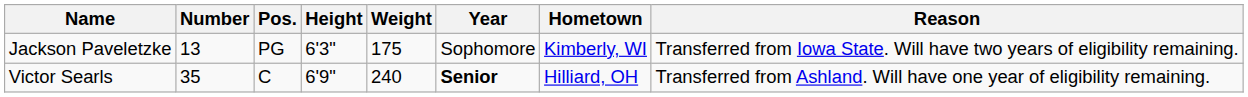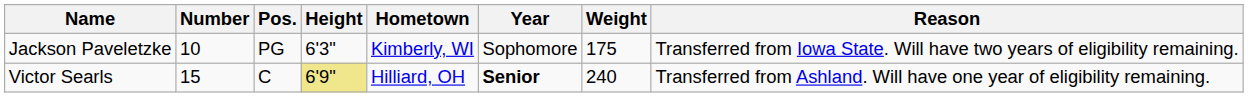columns swapped: (401, 19) <-> (596, 19)
(190, 48) 13 -> (190, 48) 10
(190, 77) 35 -> (190, 77) 15
(321, 77) no background -> (321, 77) khaki background
